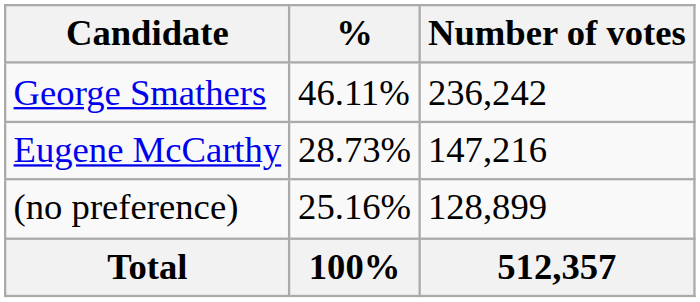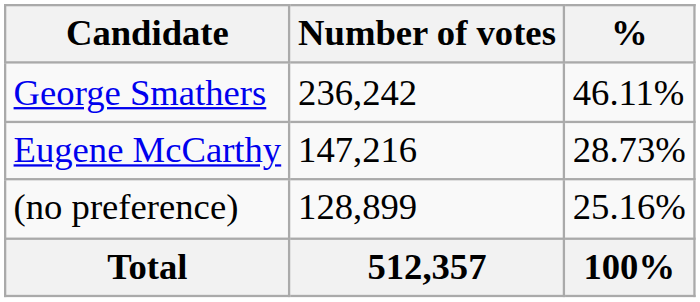columns swapped: (557, 33) <-> (355, 33)
